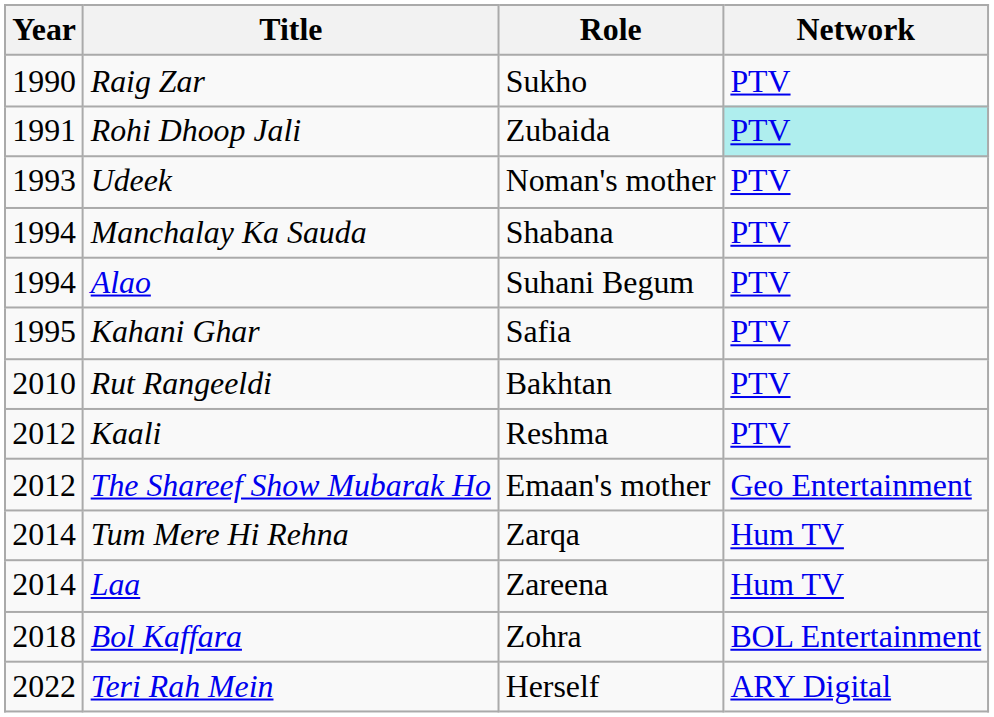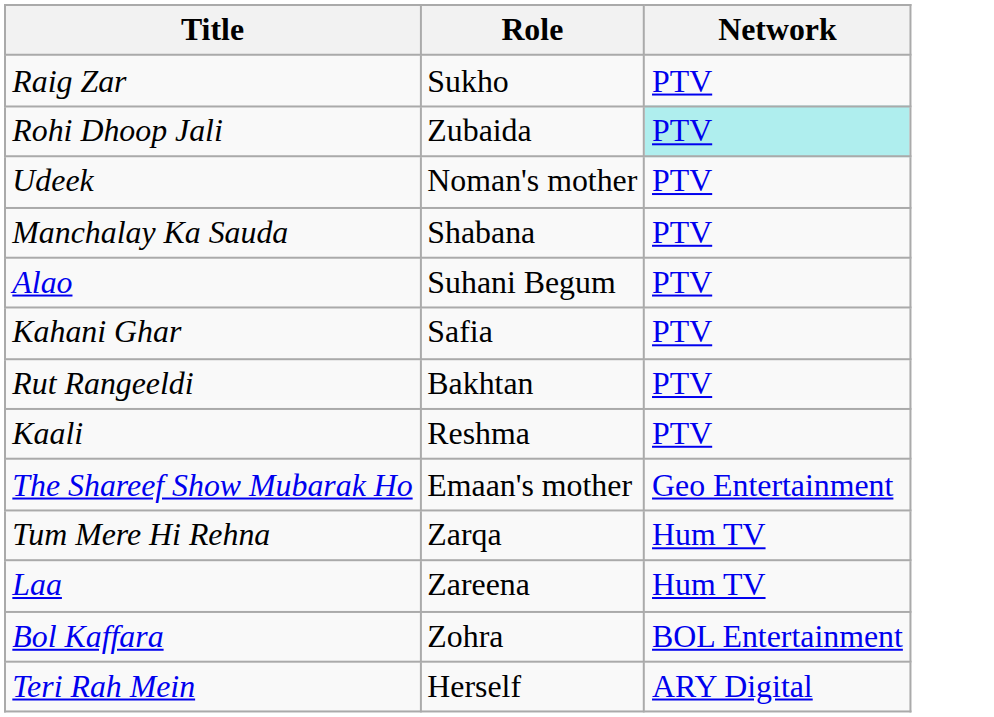- column: (44, 29)
